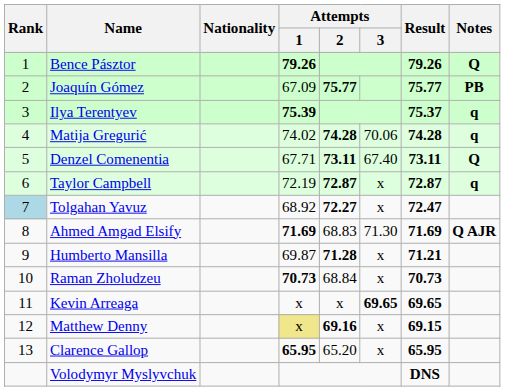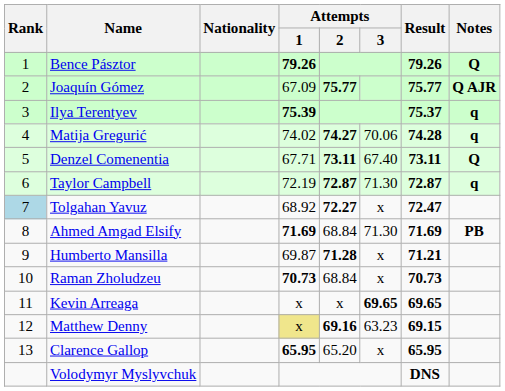(474, 87) PB -> (474, 87) Q AJR
(340, 135) 74.28 -> (340, 135) 74.27
(381, 183) x -> (381, 183) 71.30
(340, 231) 68.83 -> (340, 231) 68.84
(474, 231) Q AJR -> (474, 231) PB
(381, 326) x -> (381, 326) 63.23
